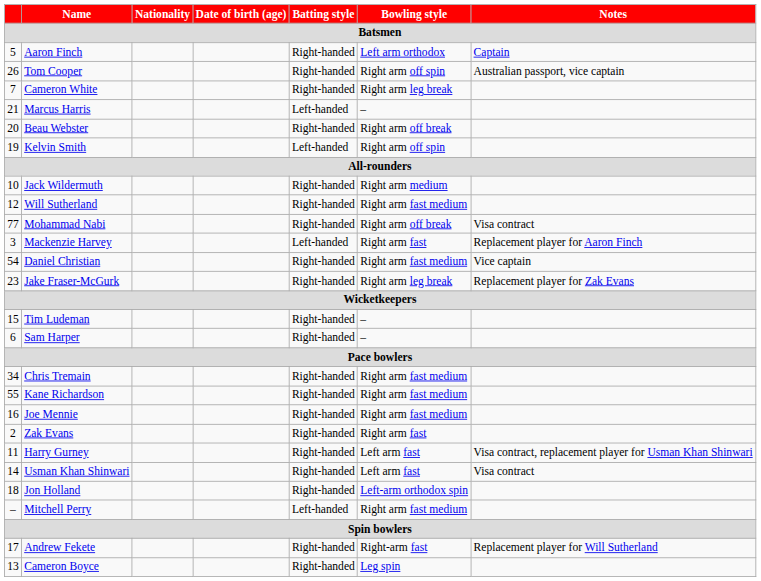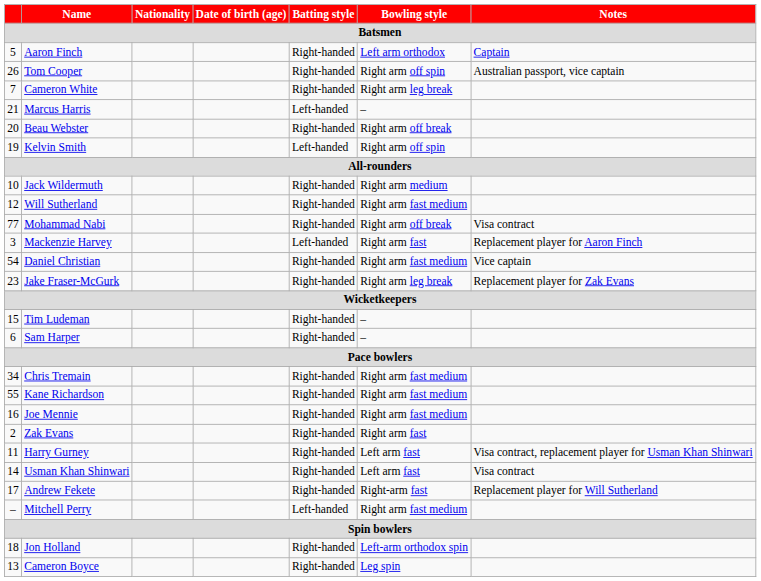rows swapped: (60, 547) <-> (52, 490)
